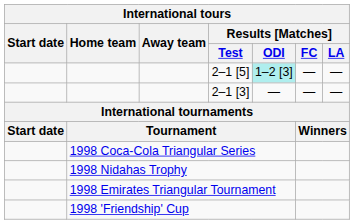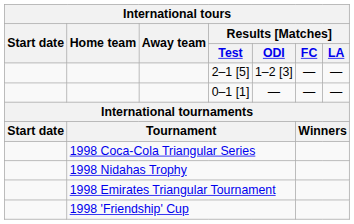(274, 72) paleturquoise background -> (274, 72) no background
- row: (230, 92)
+ row: (230, 92)
